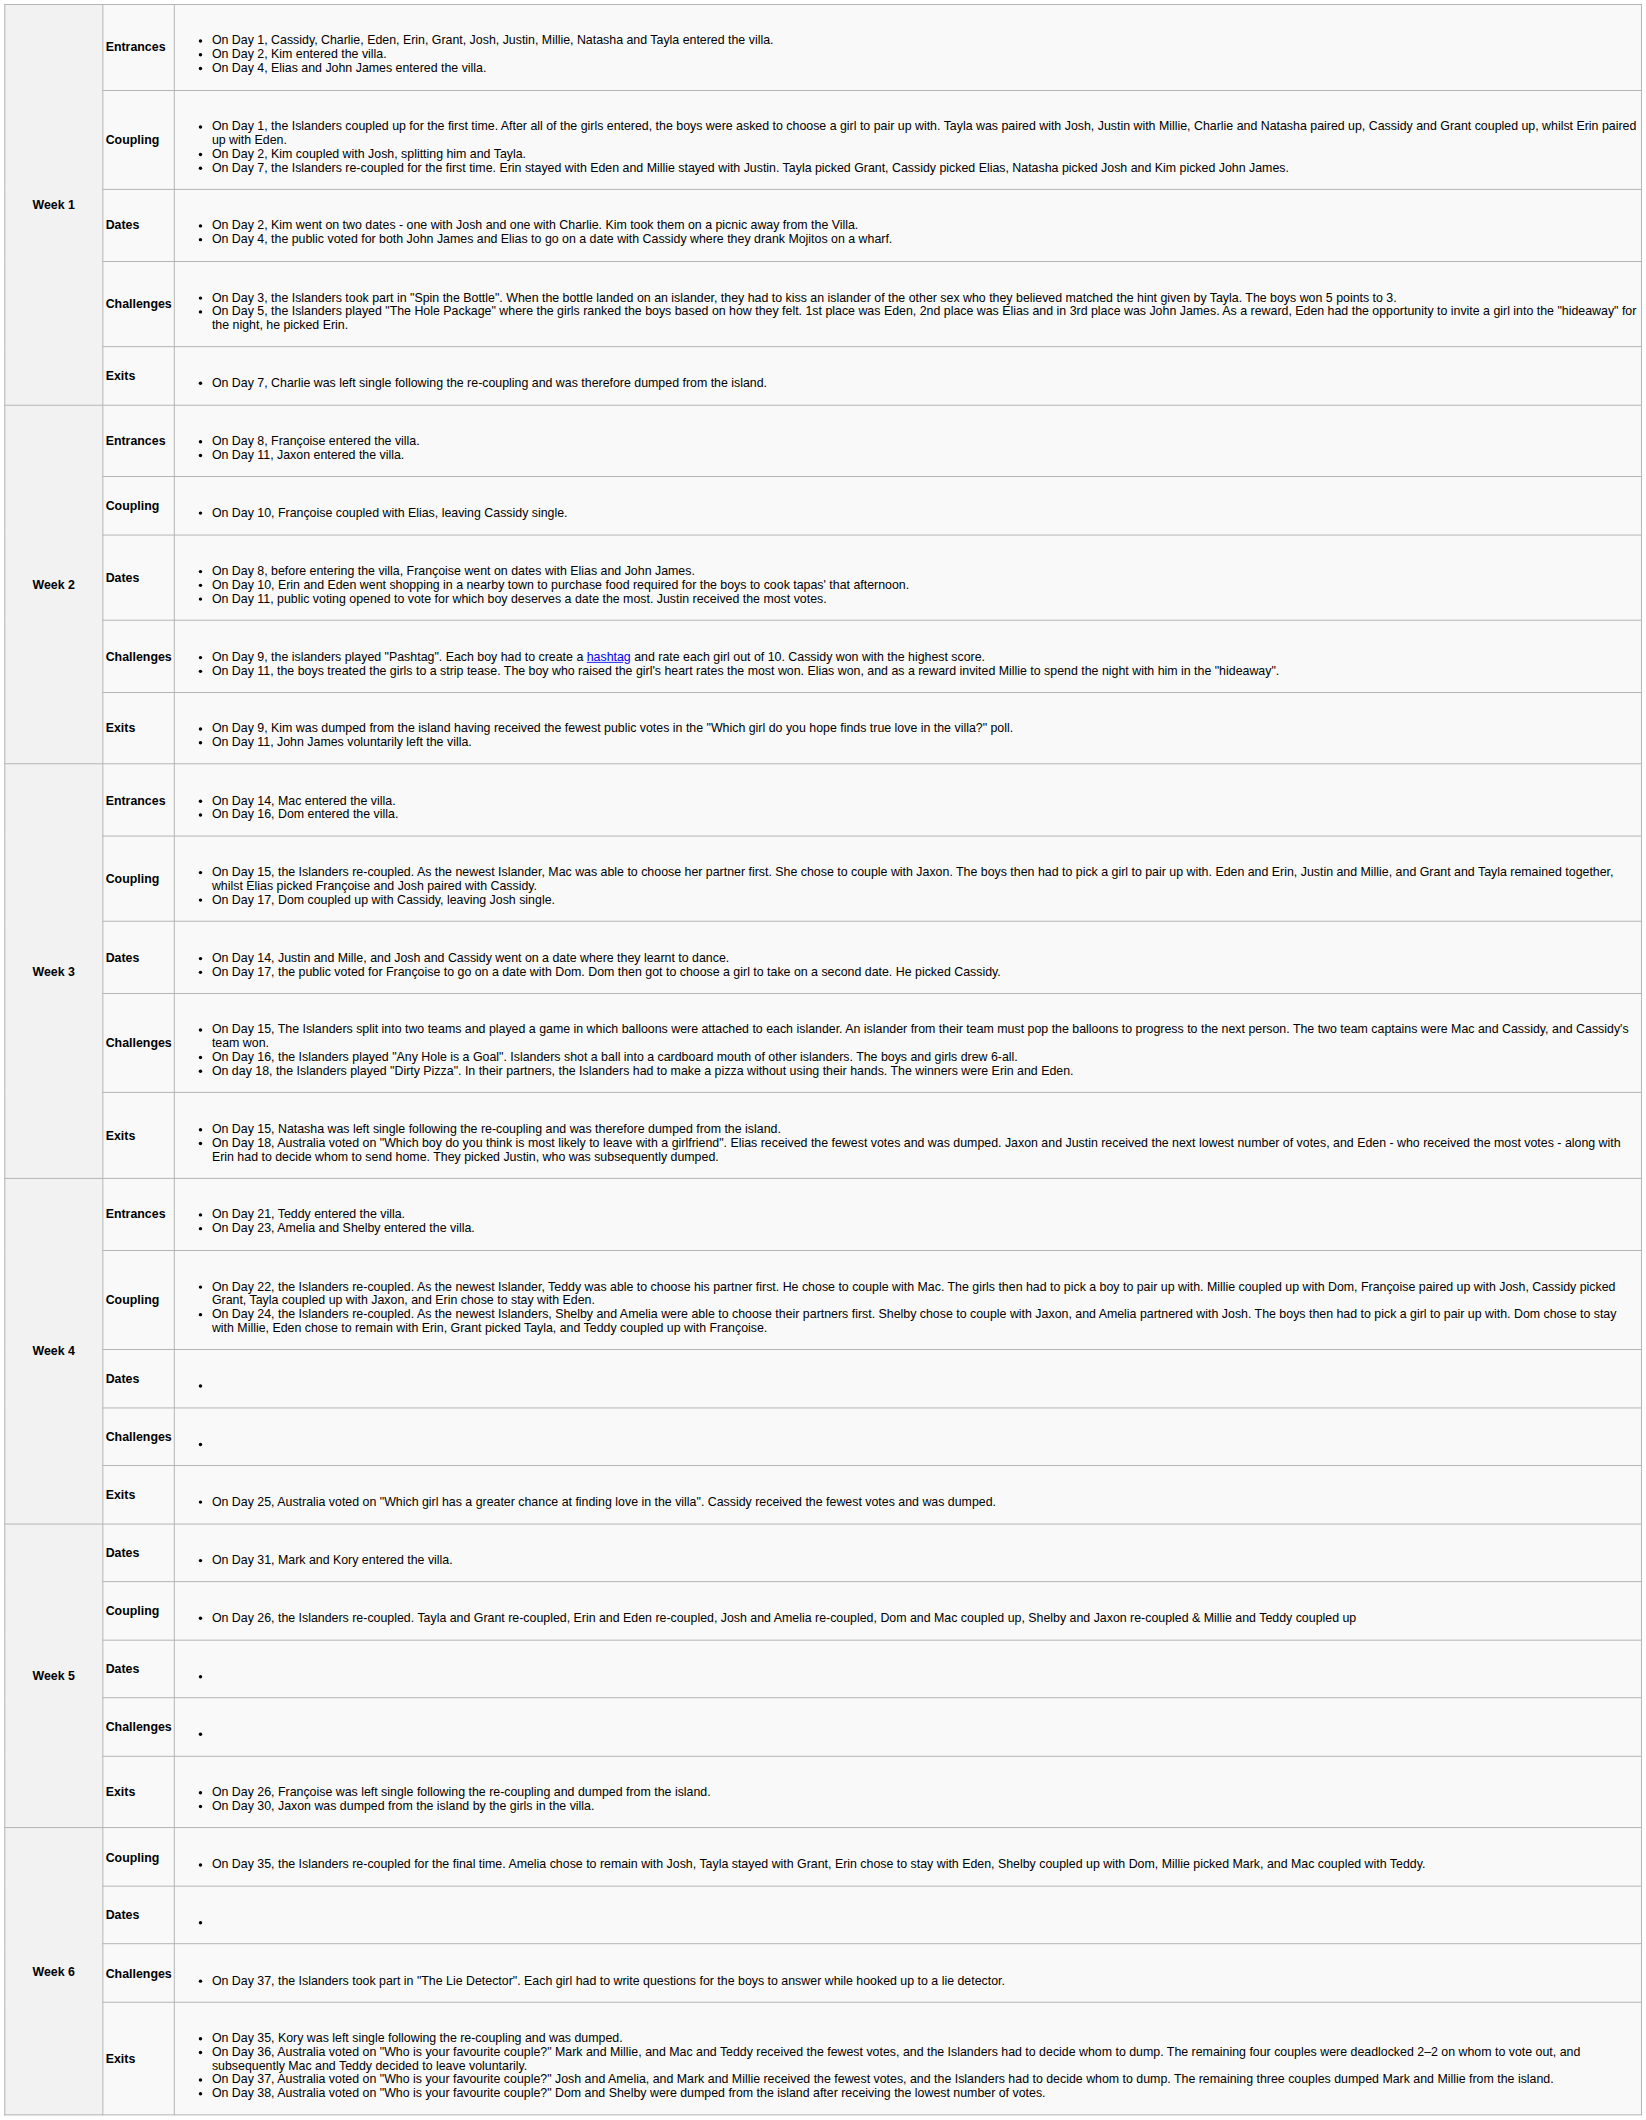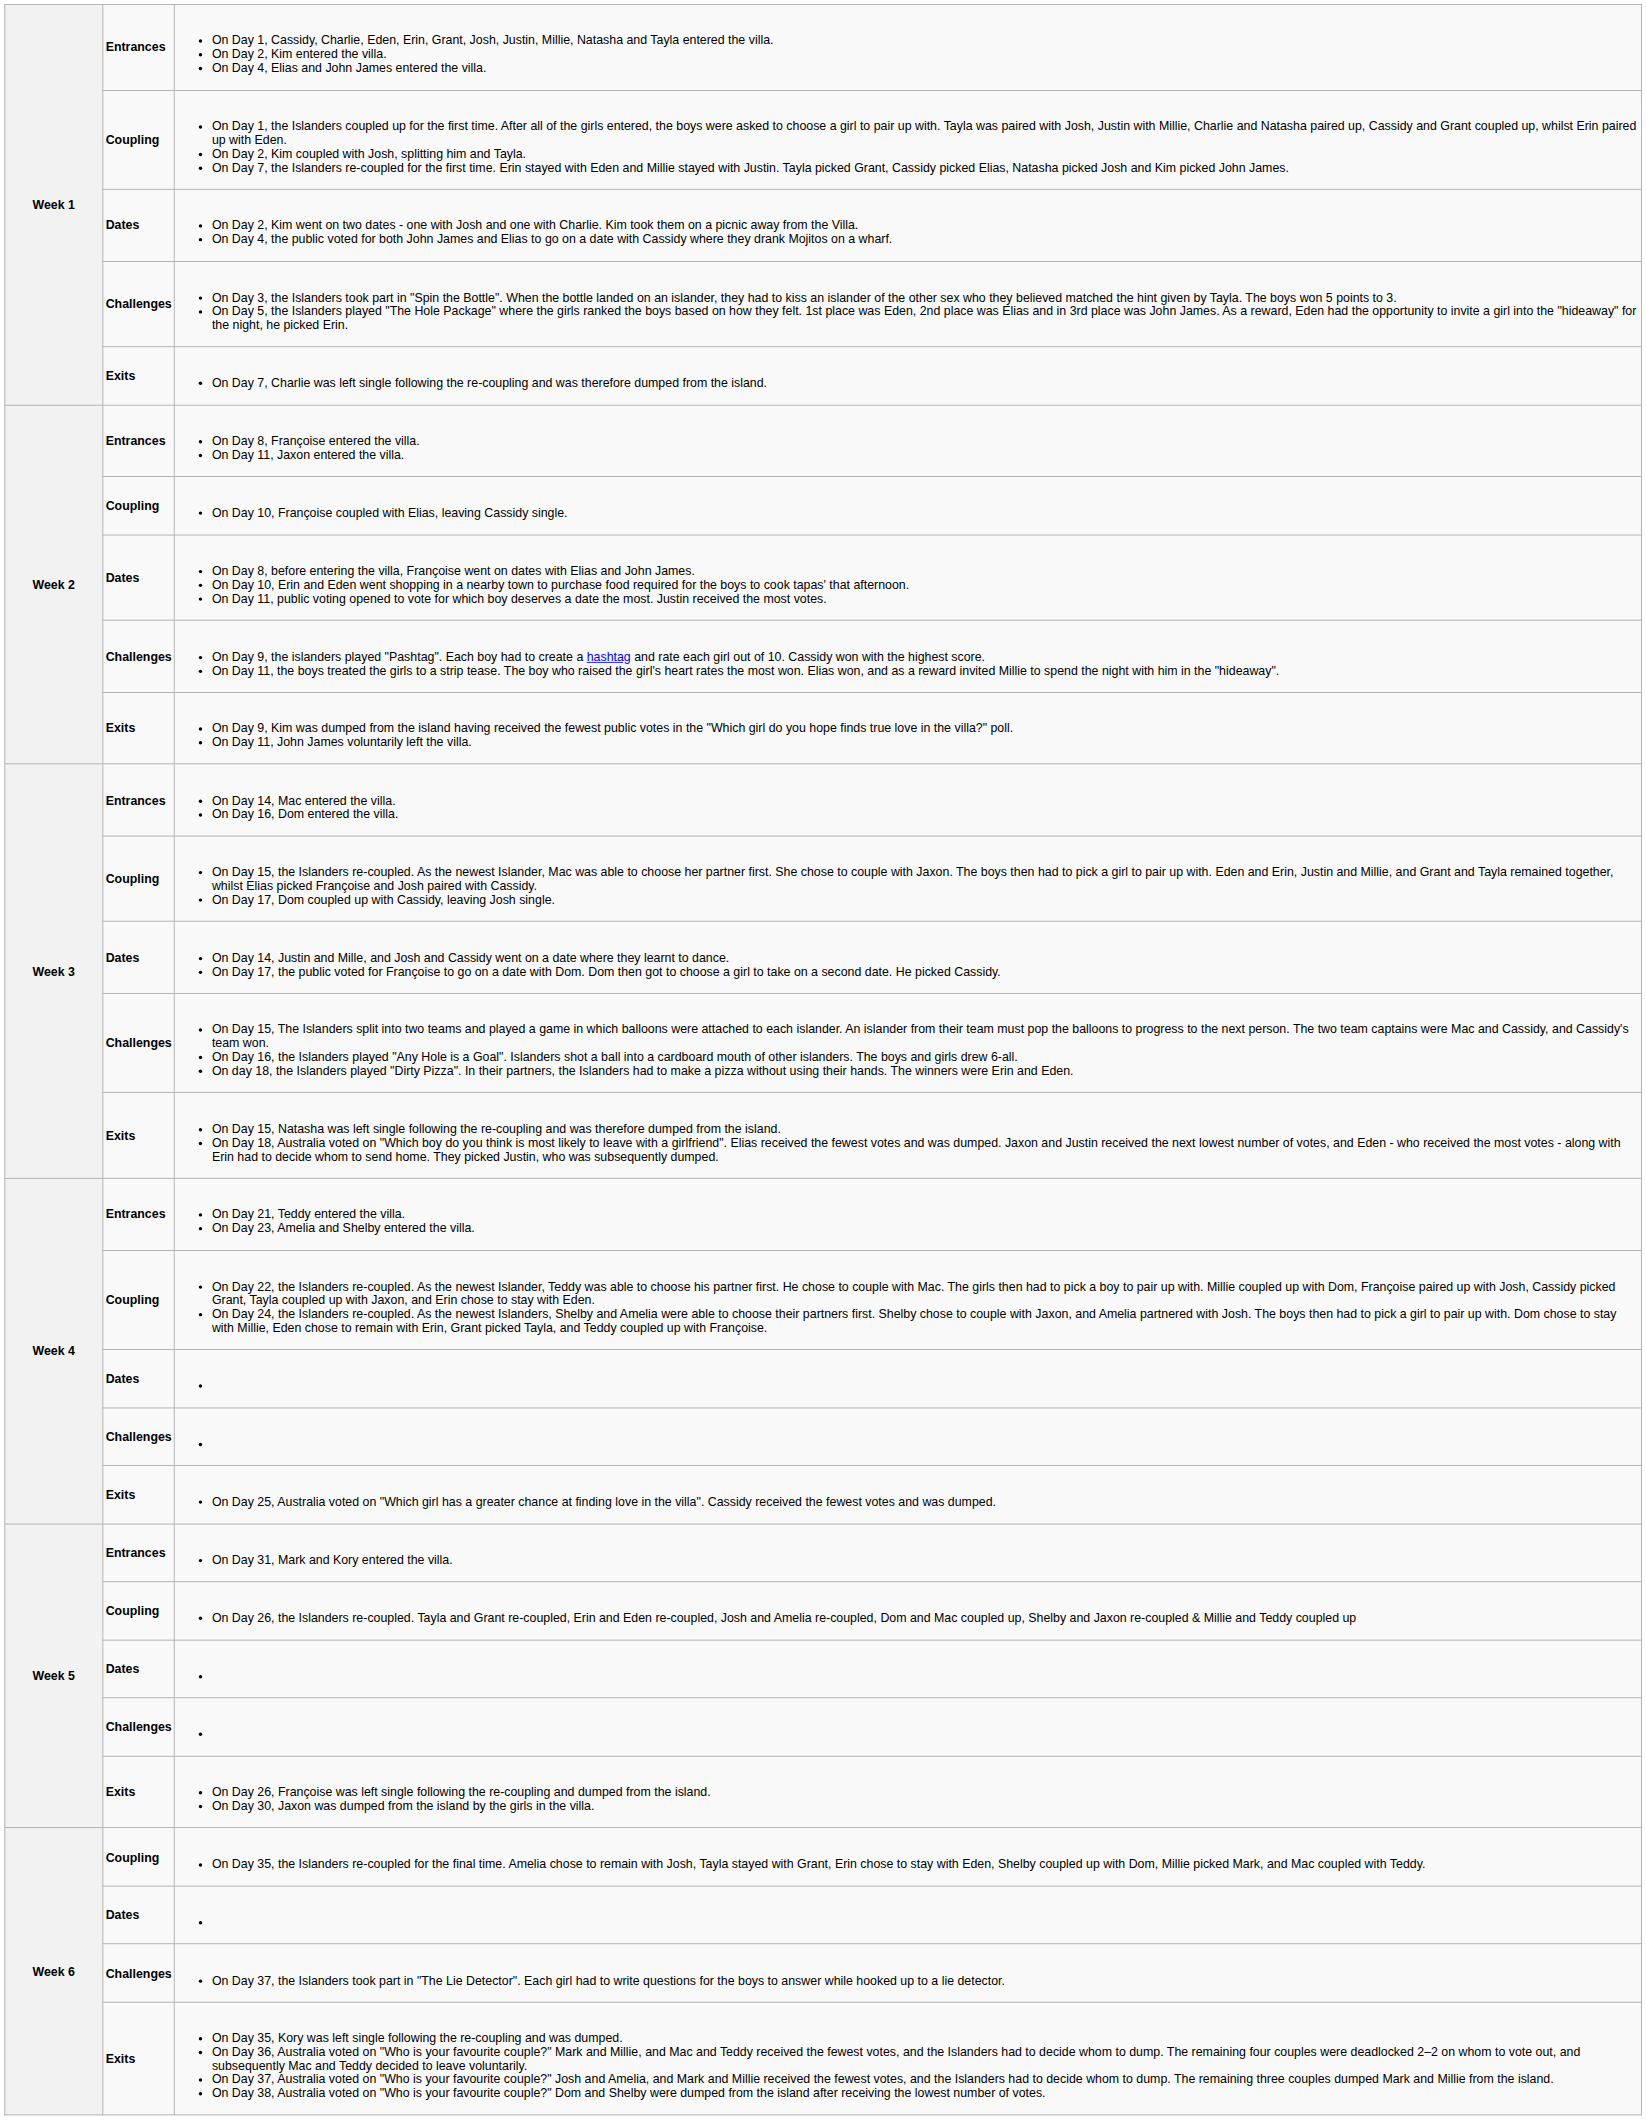(123, 1553) Dates -> (136, 1553) Entrances
